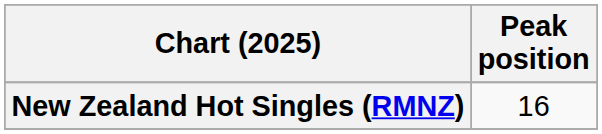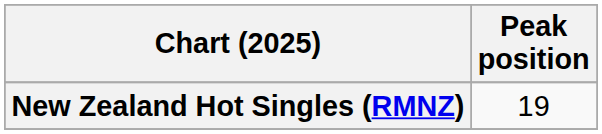(534, 105) 16 -> (534, 105) 19
